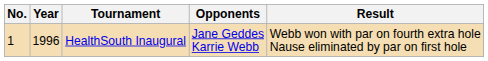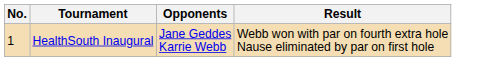- column: (46, 14)
